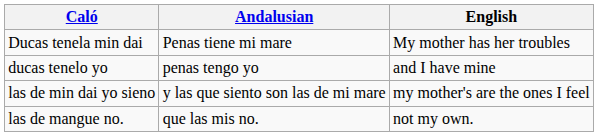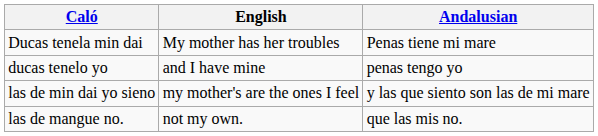columns swapped: (274, 17) <-> (491, 17)
